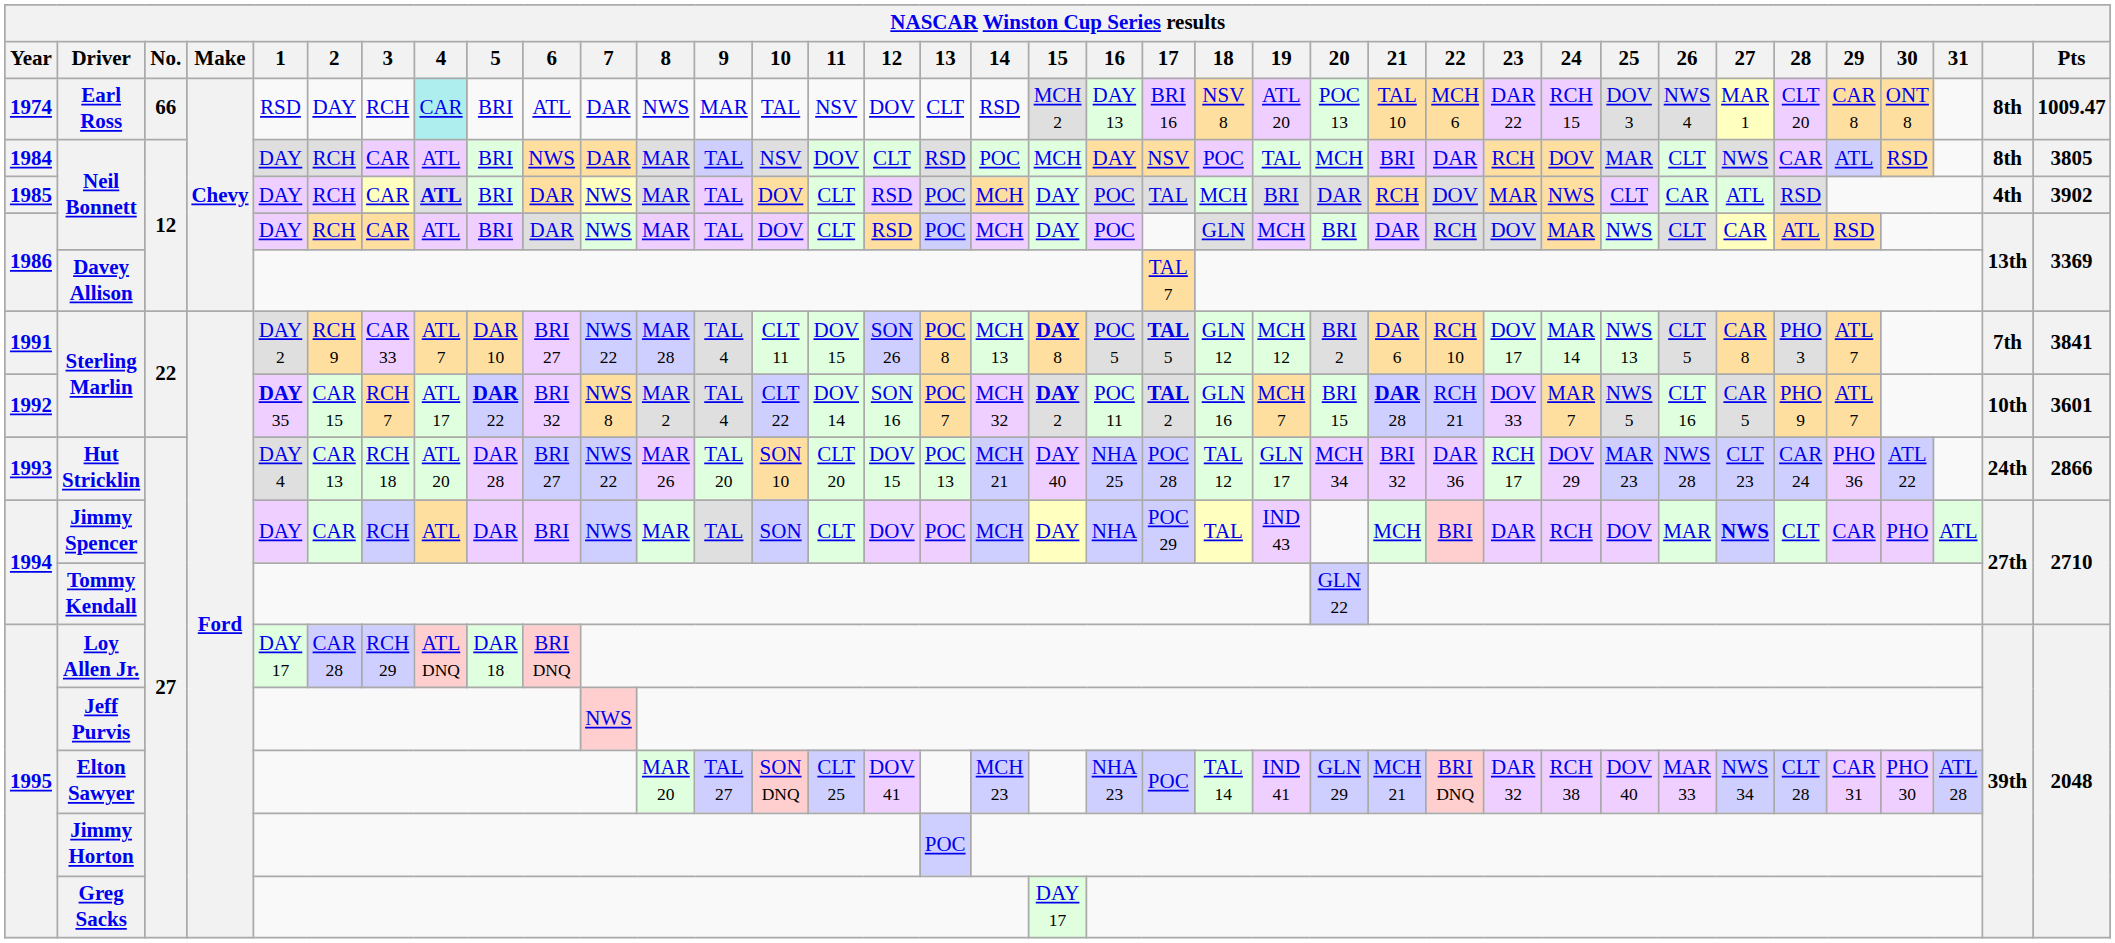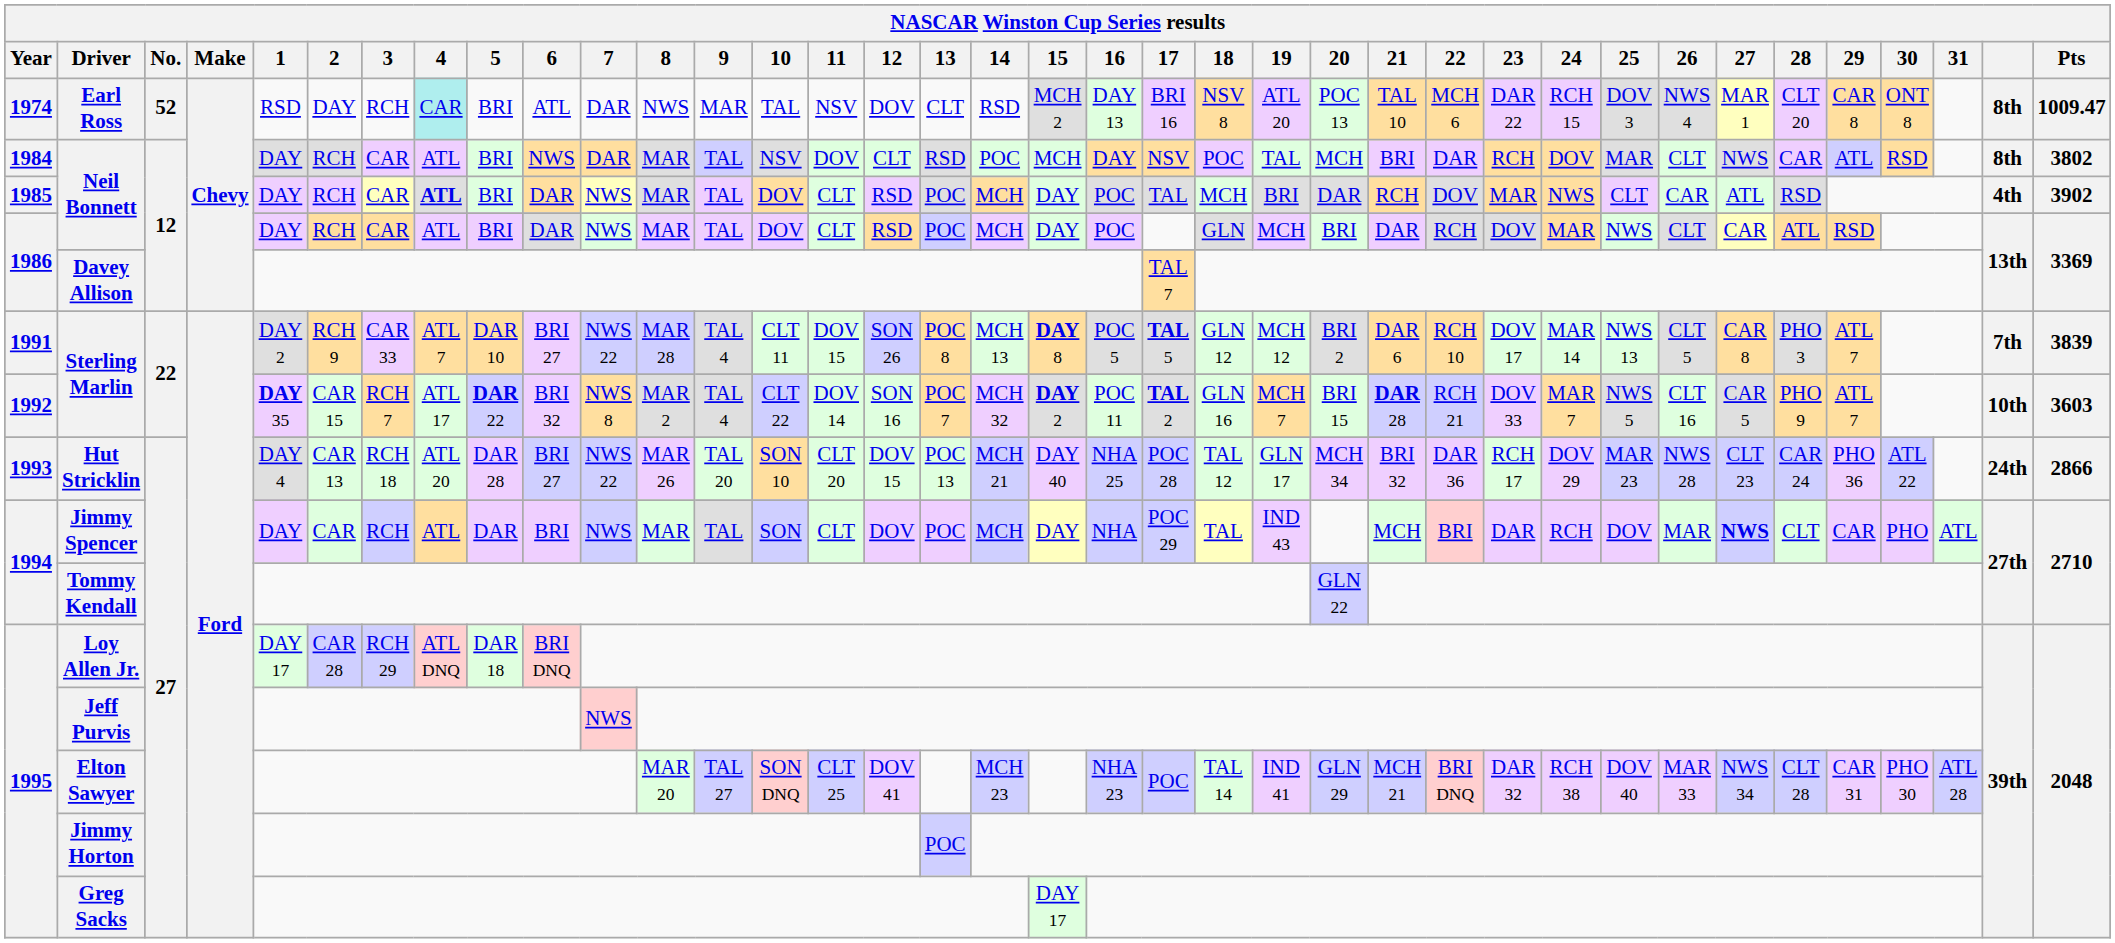(166, 108) 66 -> (166, 108) 52
(2072, 158) 3805 -> (2072, 158) 3802
(2072, 342) 3841 -> (2072, 342) 3839
(2072, 405) 3601 -> (2072, 405) 3603
